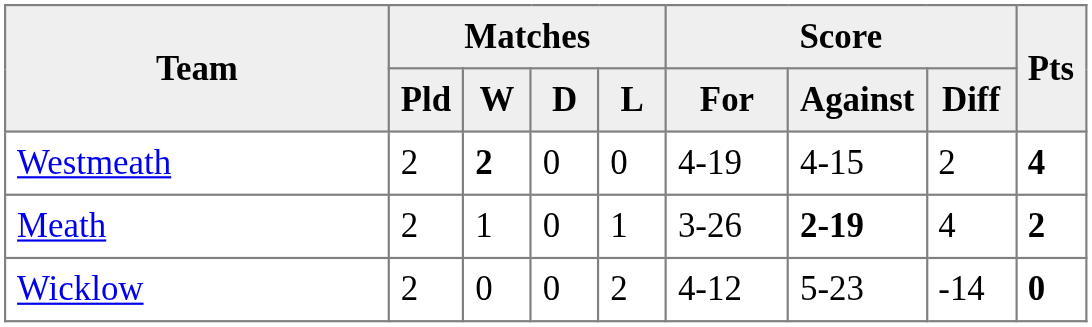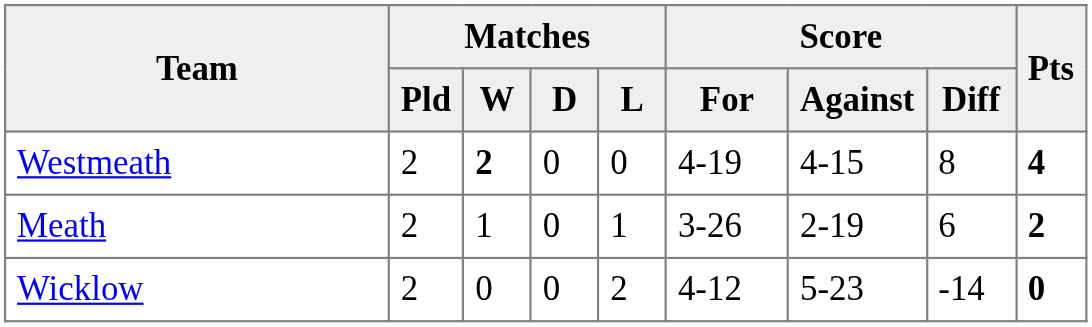(947, 162) 2 -> (947, 162) 8
(832, 225) bold -> (832, 225) normal
(947, 225) 4 -> (947, 225) 6
